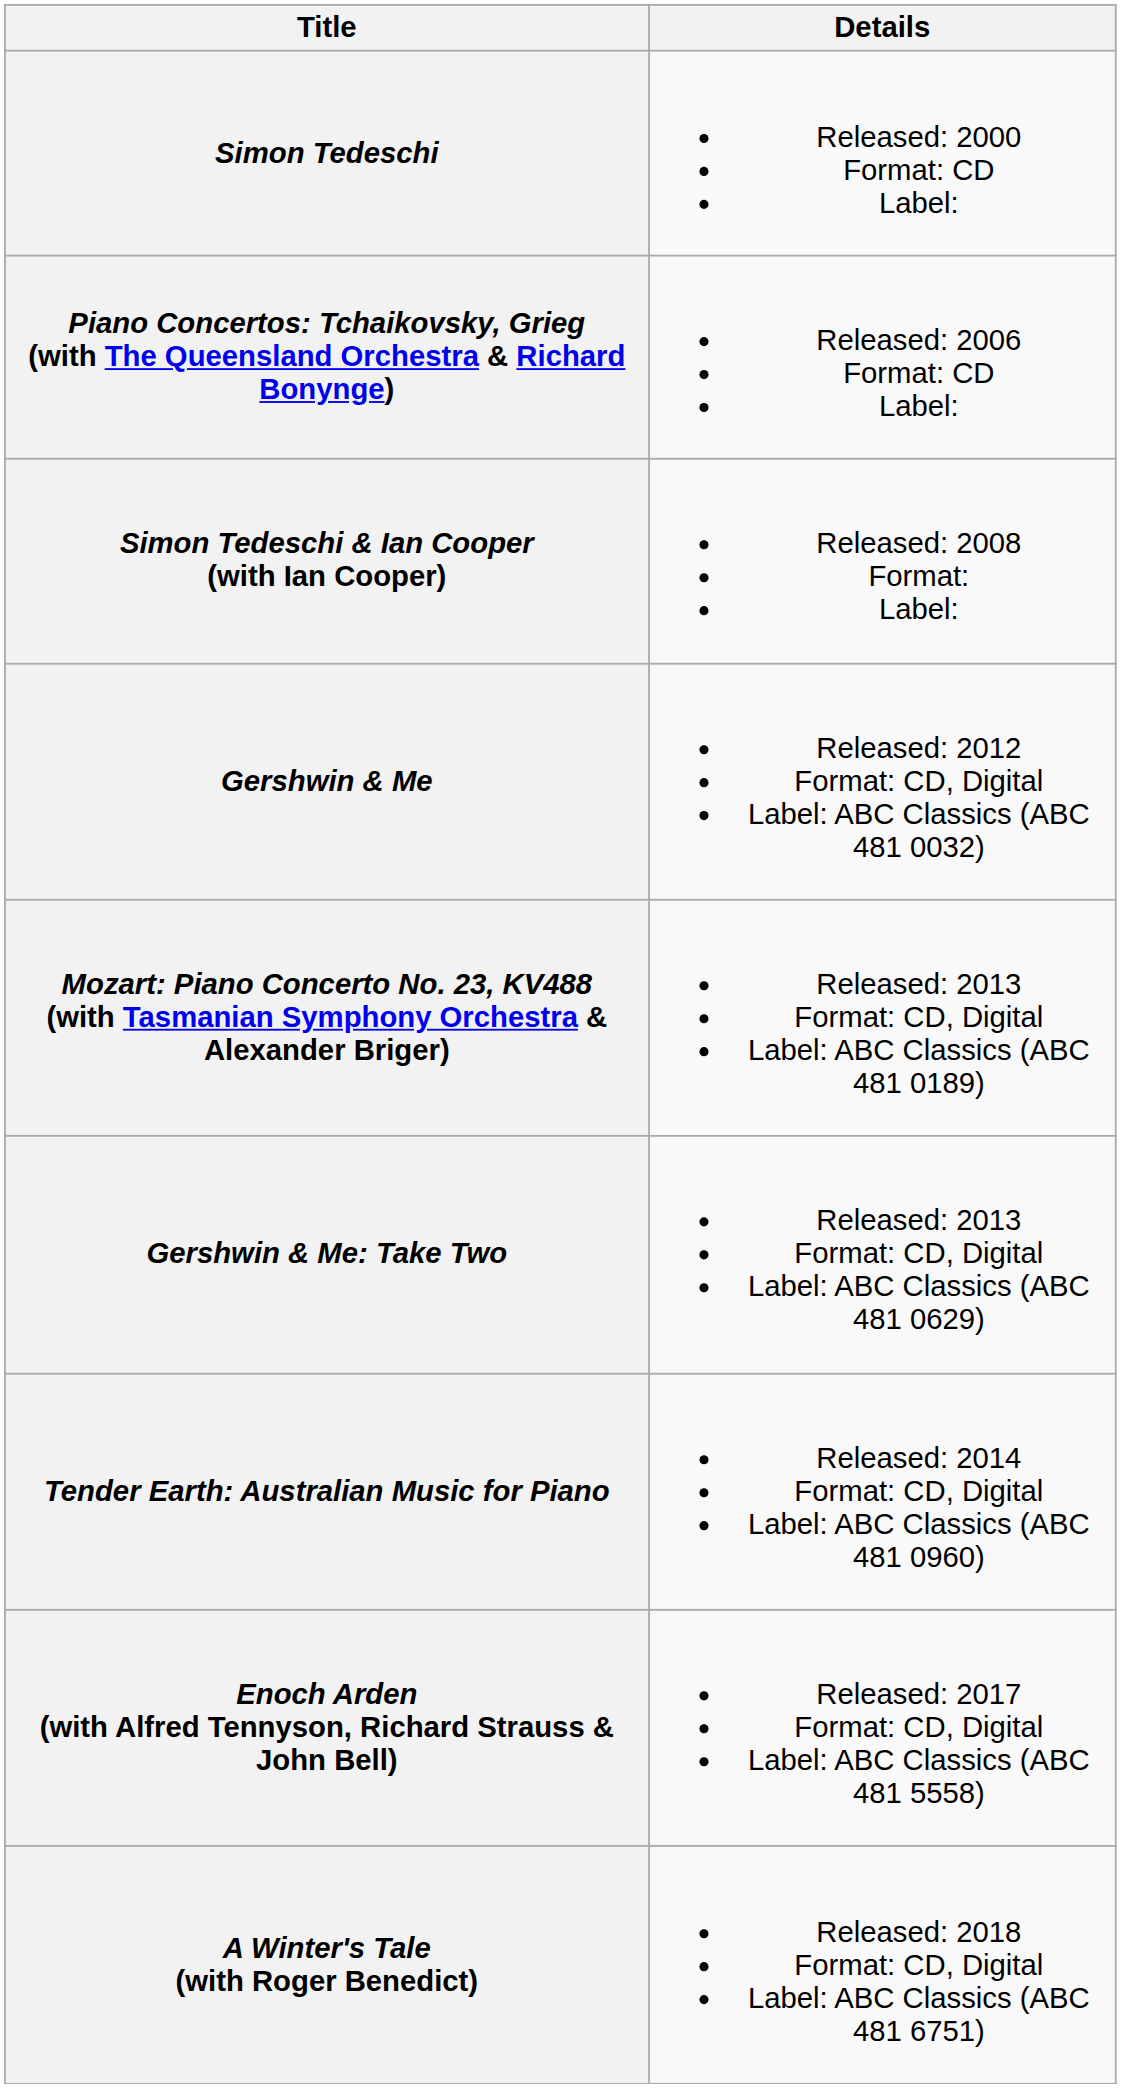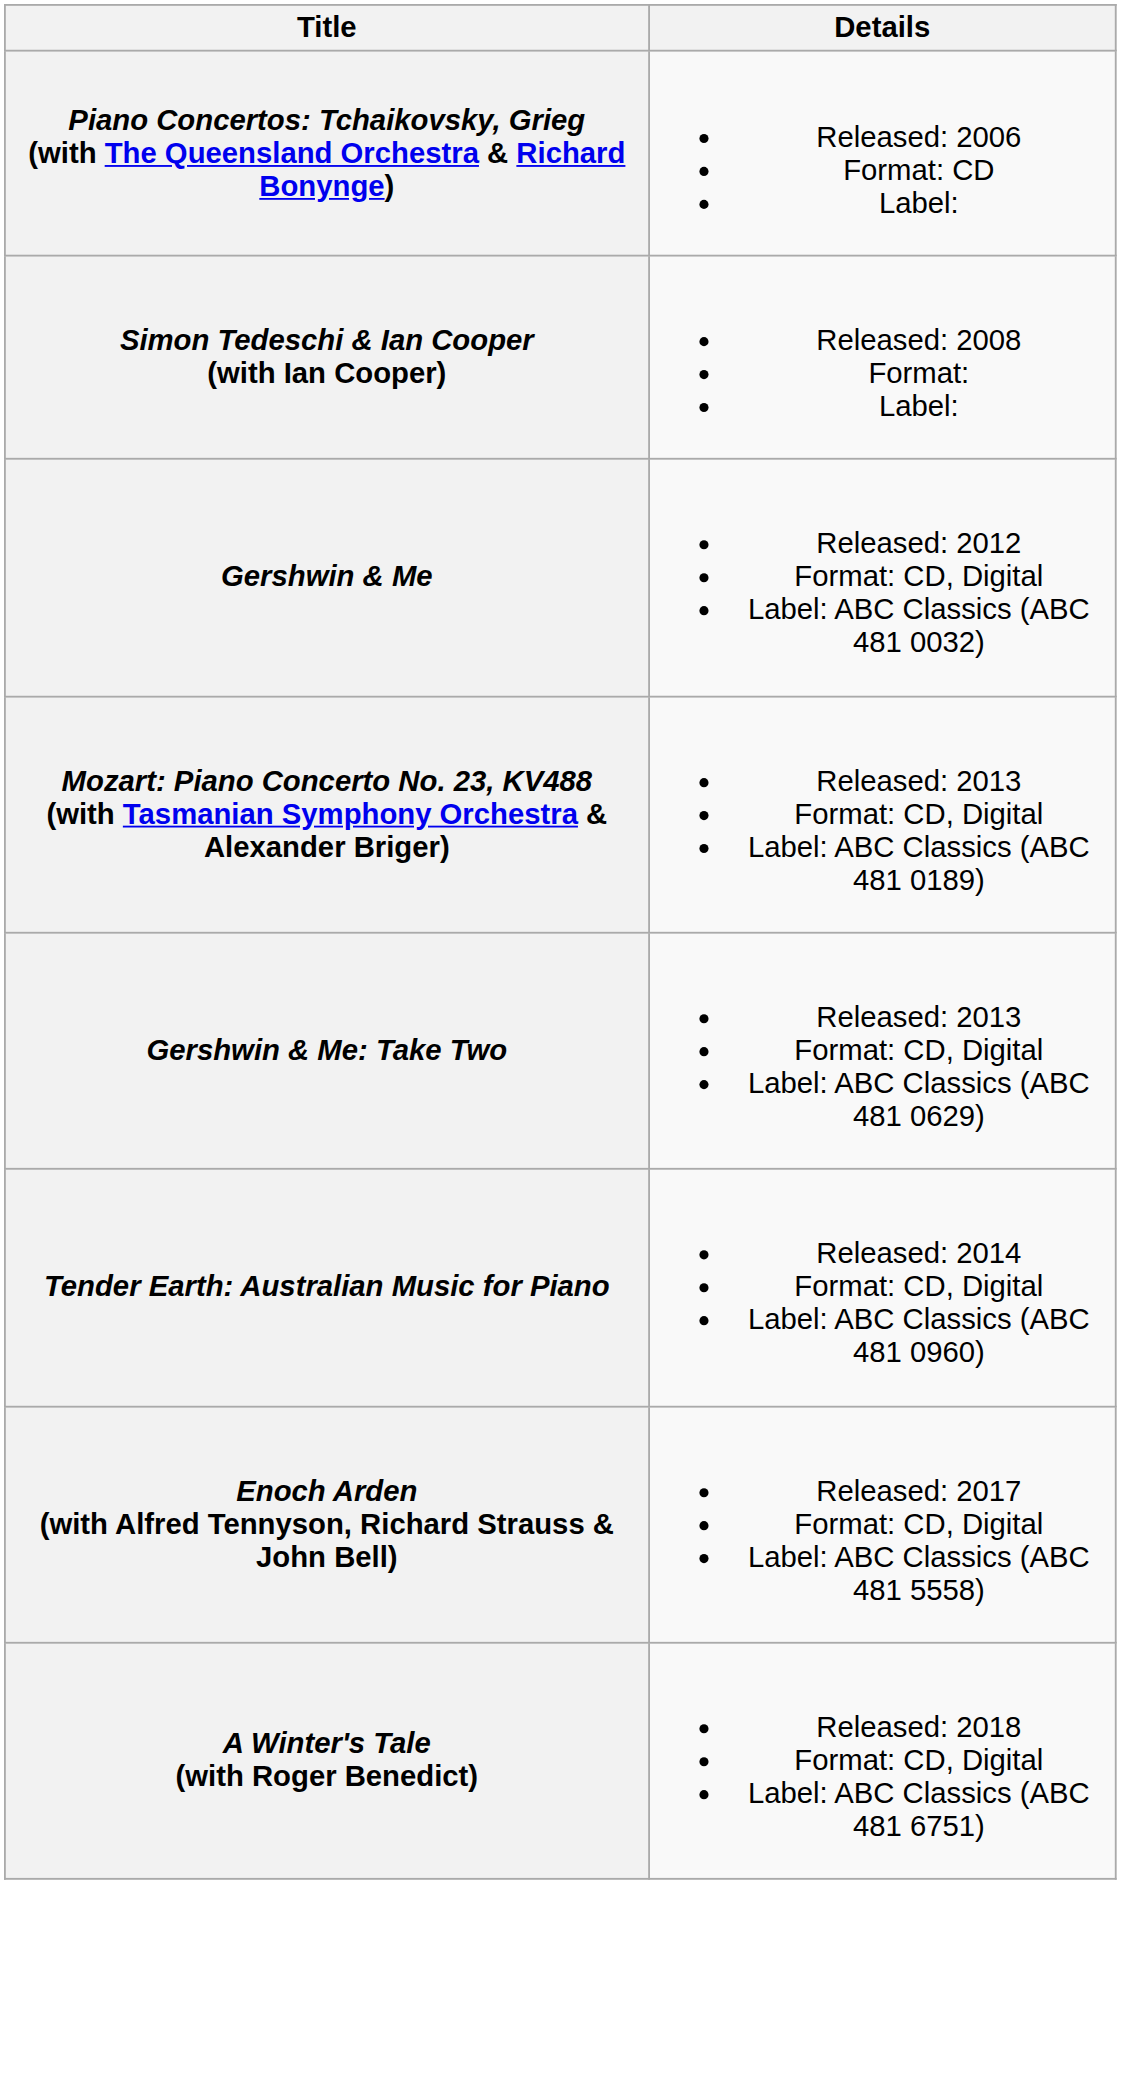- row: (327, 152)
